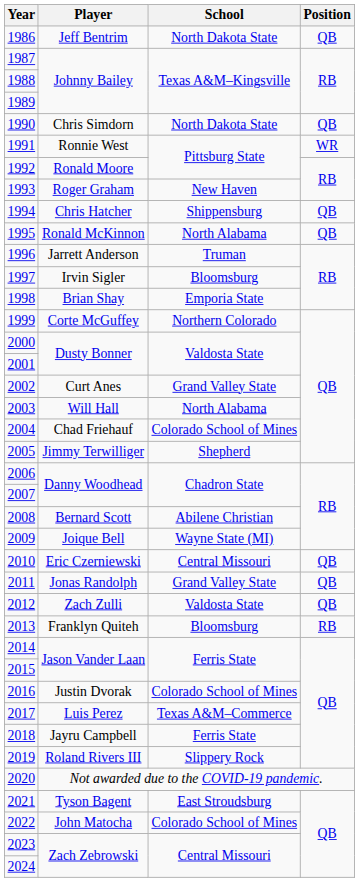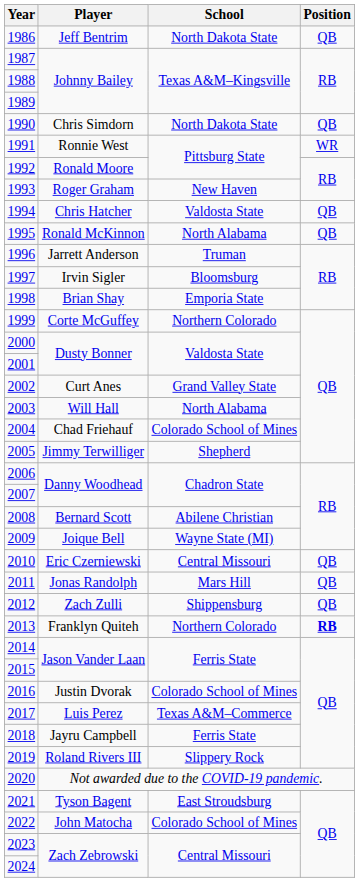(224, 211) Shippensburg -> (224, 211) Valdosta State
(224, 582) Grand Valley State -> (224, 582) Mars Hill
(224, 604) Valdosta State -> (224, 604) Shippensburg
(224, 626) Bloomsburg -> (224, 626) Northern Colorado
(327, 626) normal -> (327, 626) bold
